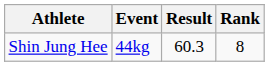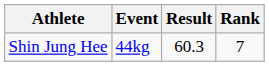(240, 46) 8 -> (240, 46) 7
